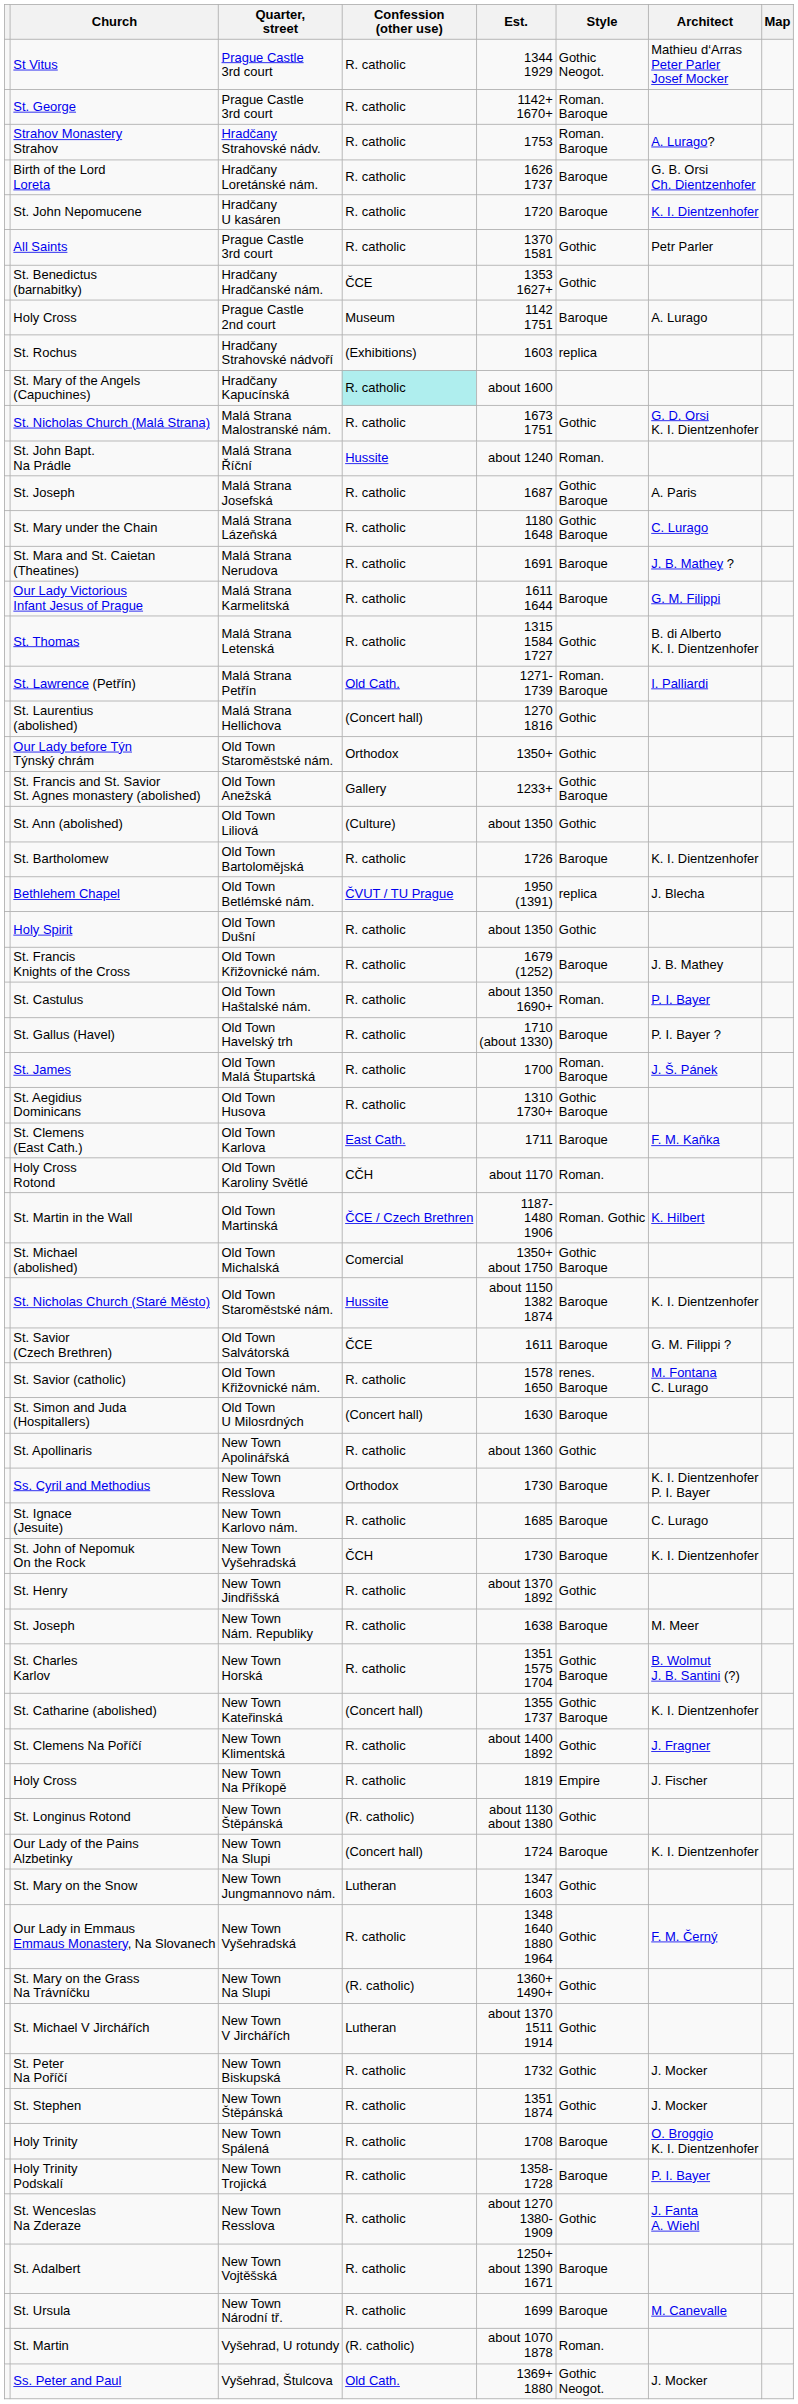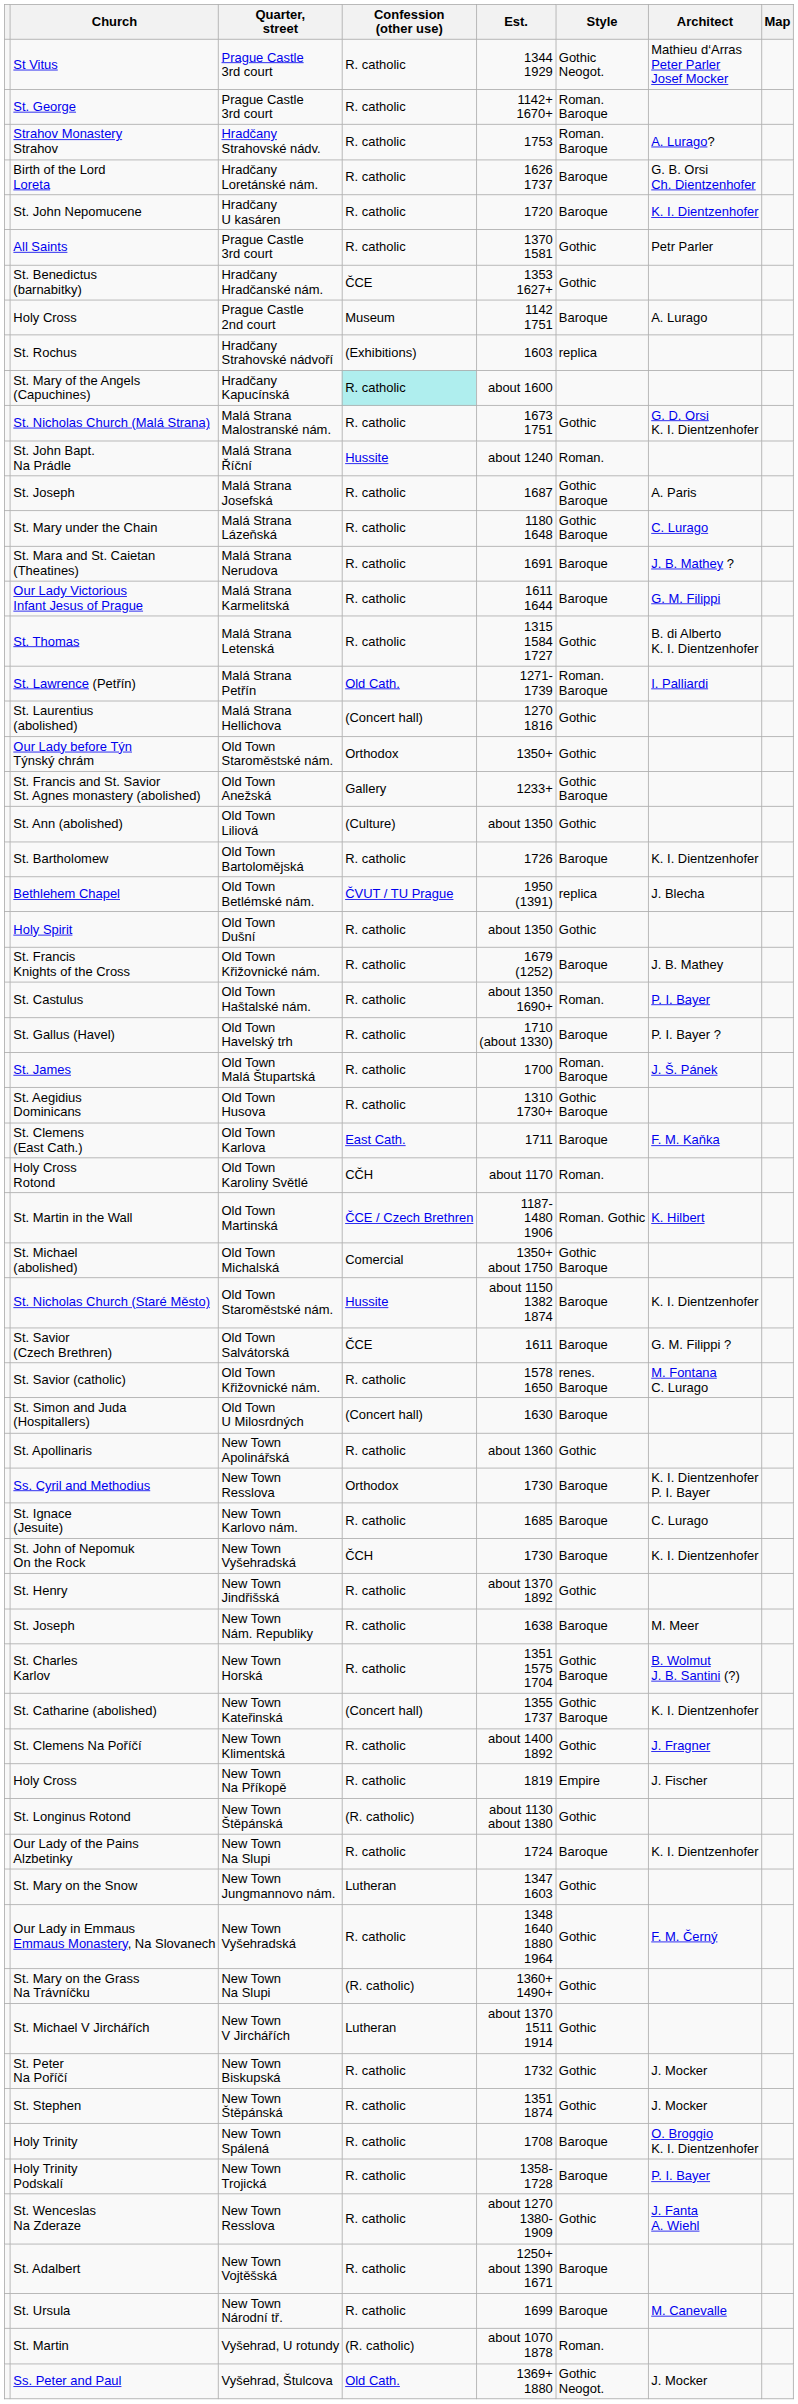(384, 1851) (Concert hall) -> (375, 1851) R. catholic
